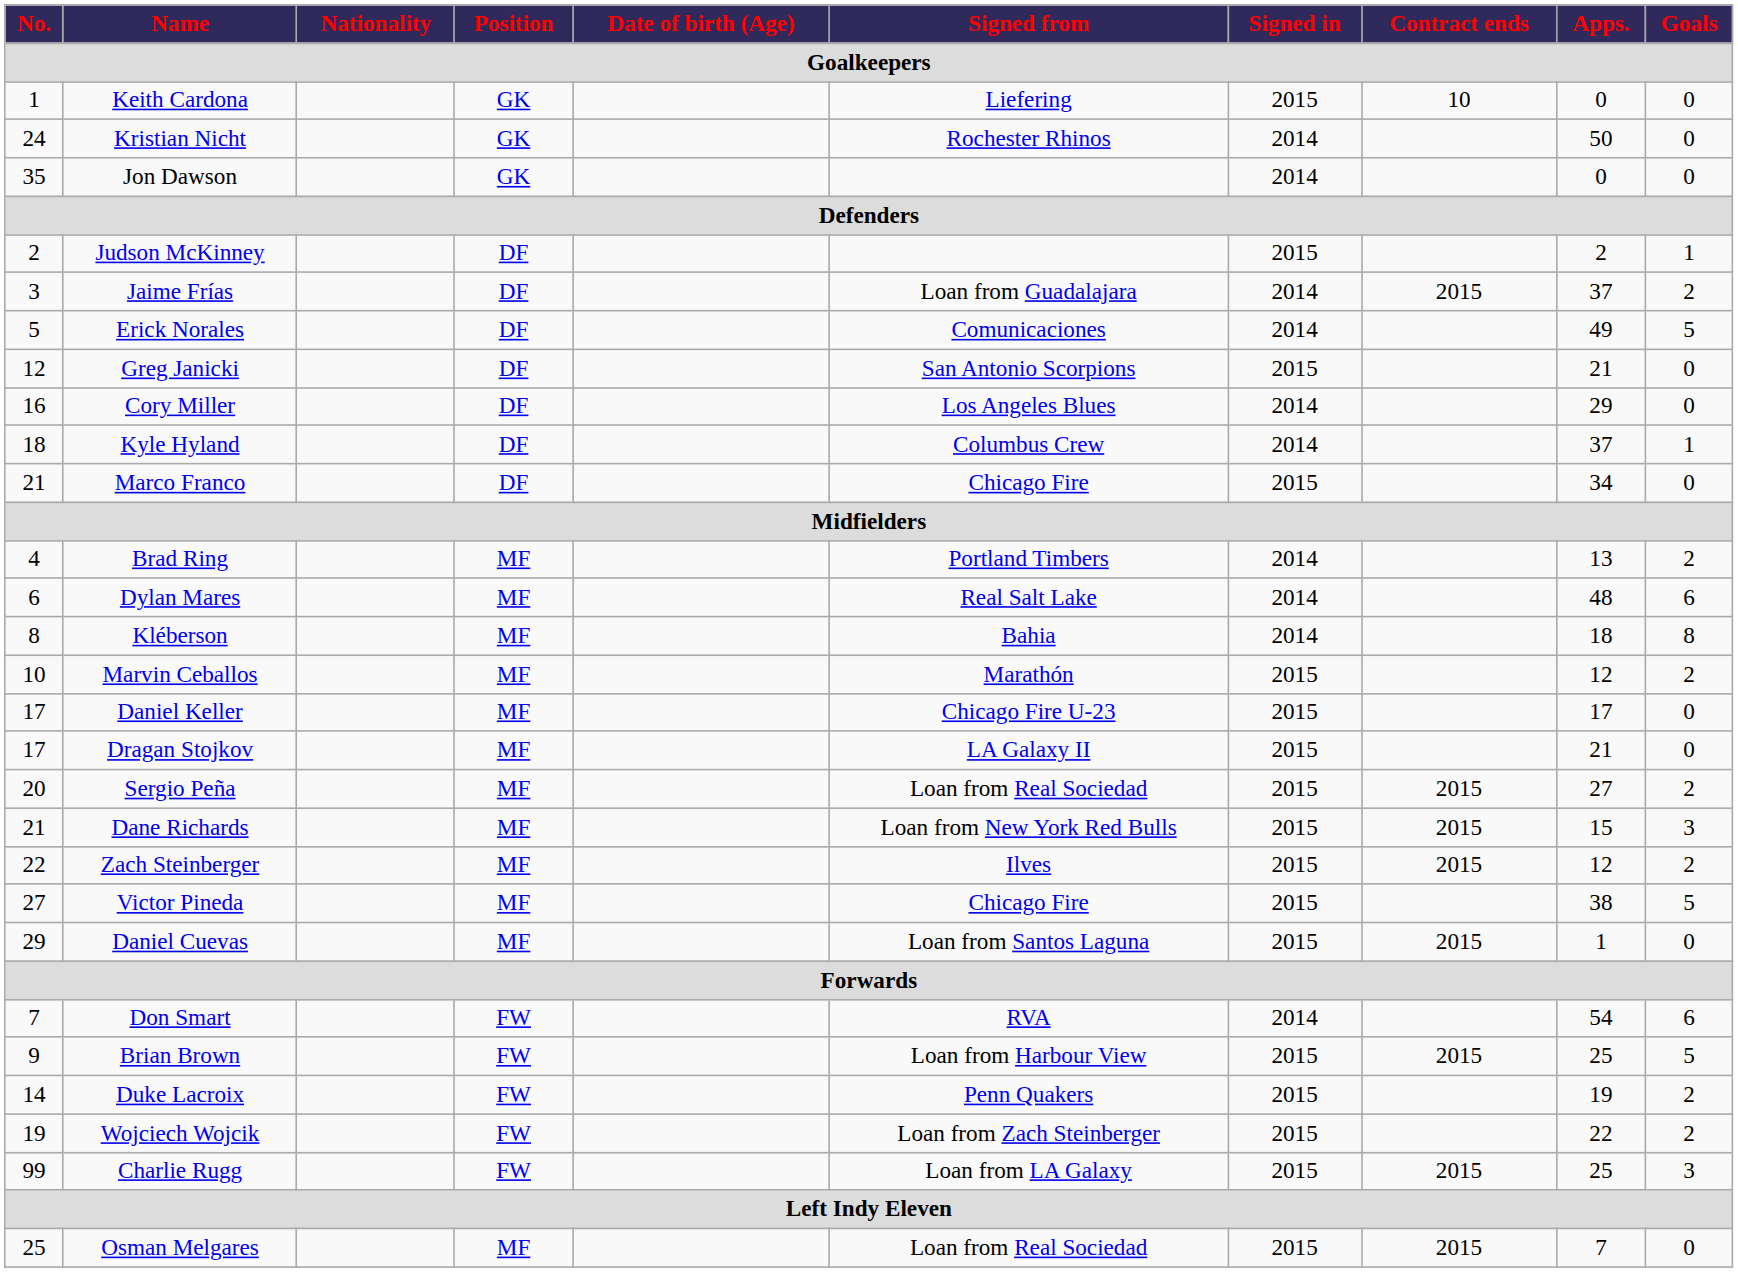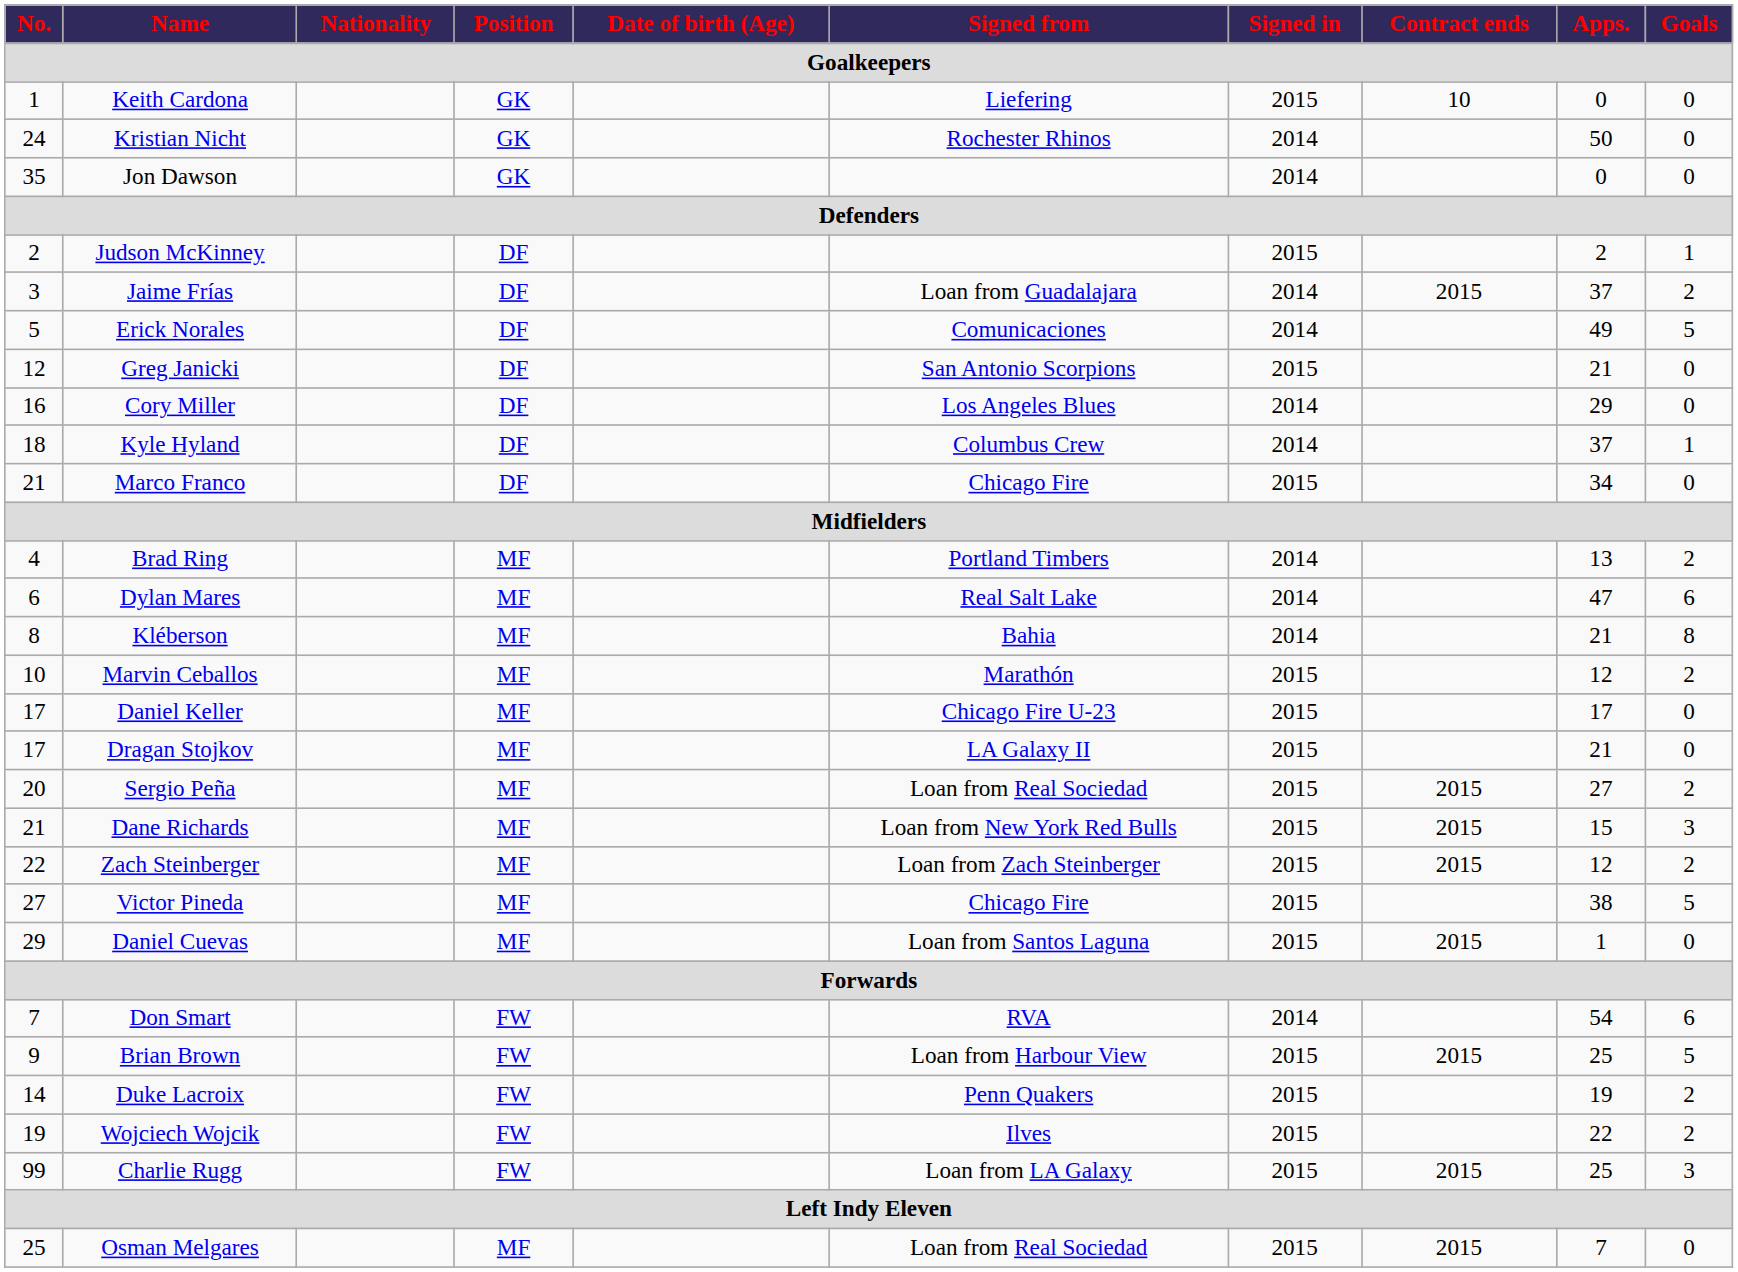(1601, 597) 48 -> (1601, 597) 47
(1601, 635) 18 -> (1601, 635) 21
(1029, 865) Ilves -> (1029, 865) Loan from Zach Steinberger
(1029, 1132) Loan from Zach Steinberger -> (1029, 1132) Ilves
